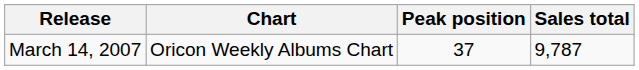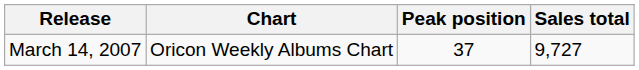(558, 49) 9,787 -> (558, 49) 9,727
